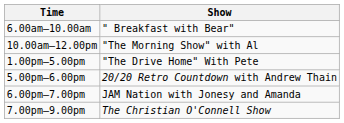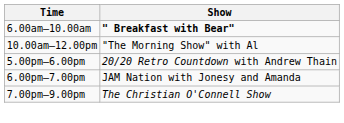(168, 29) normal -> (168, 29) bold
- row: (46, 61)
